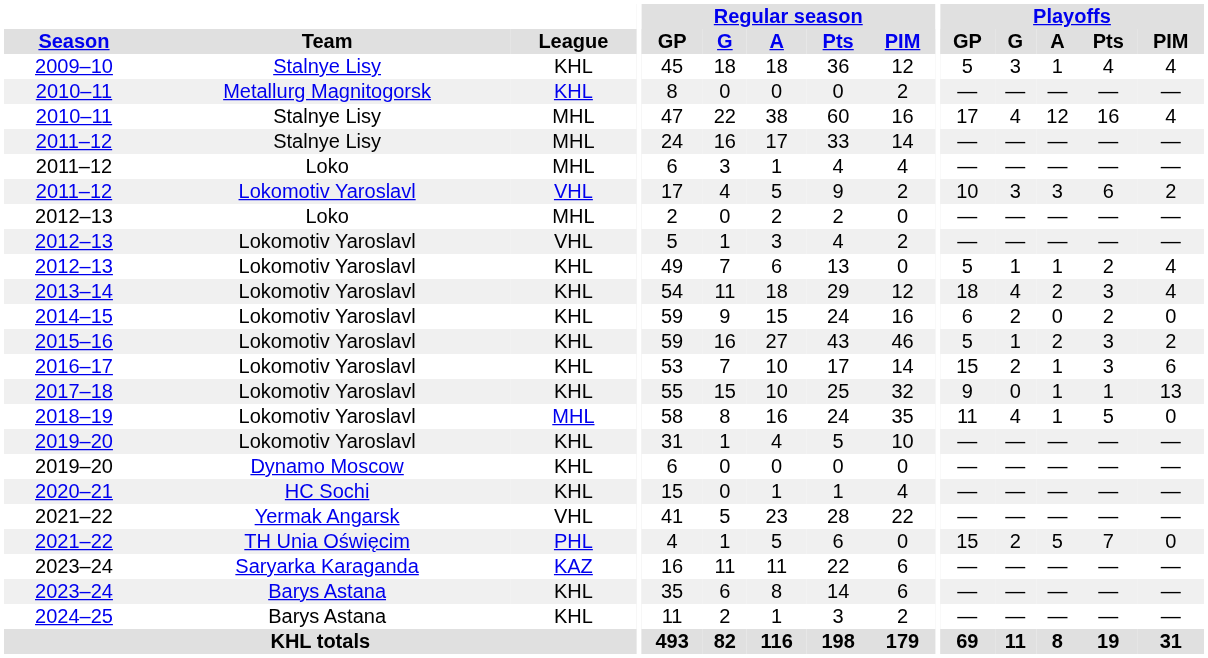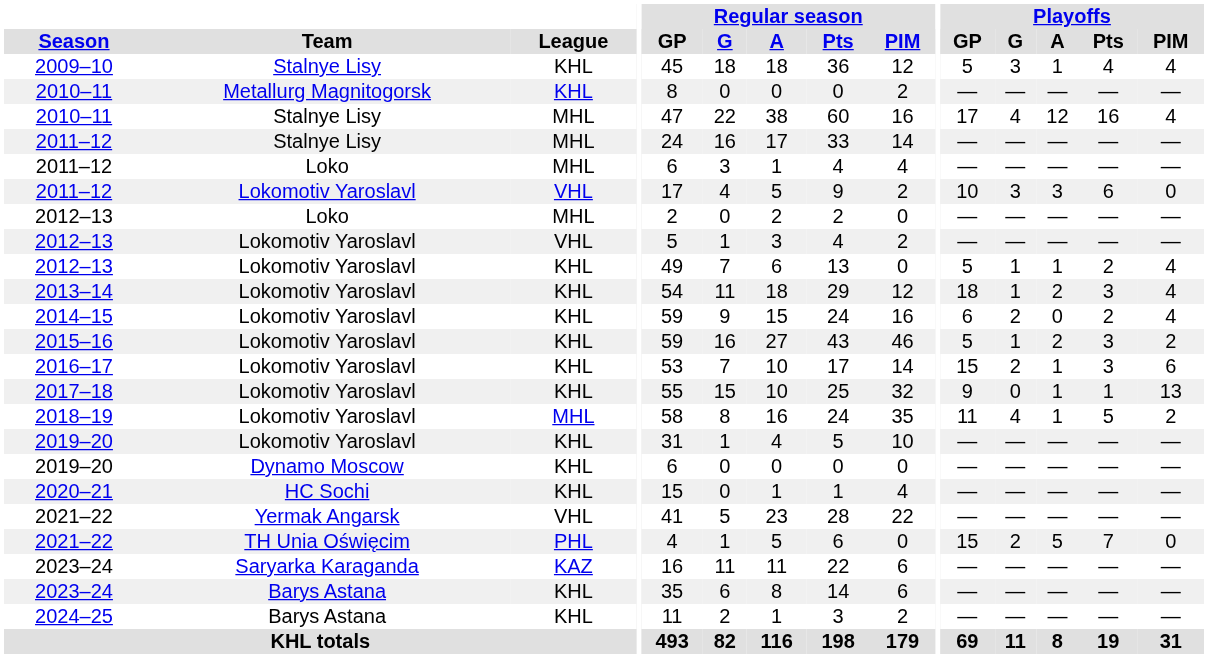(1171, 191) 2 -> (1171, 191) 0
(1015, 291) 4 -> (1015, 291) 1
(1171, 316) 0 -> (1171, 316) 4
(1171, 416) 0 -> (1171, 416) 2
